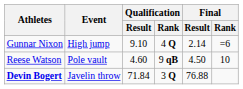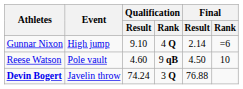(139, 76) 71.84 -> (139, 76) 74.24
